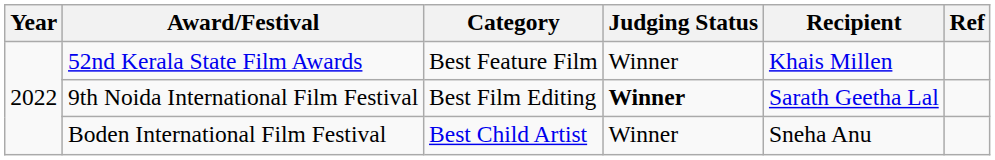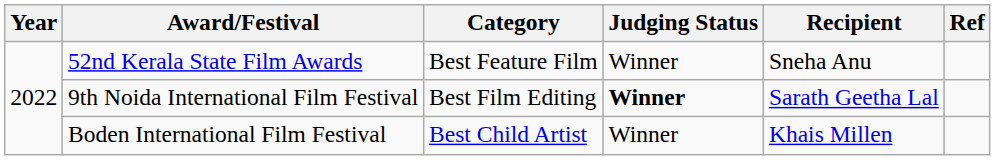(831, 60) Khais Millen -> (820, 60) Sneha Anu
(820, 135) Sneha Anu -> (831, 135) Khais Millen
